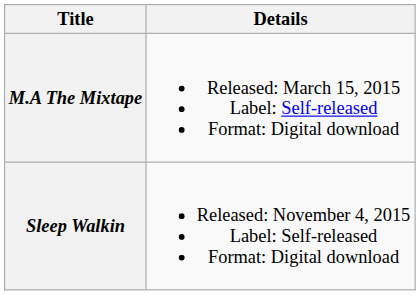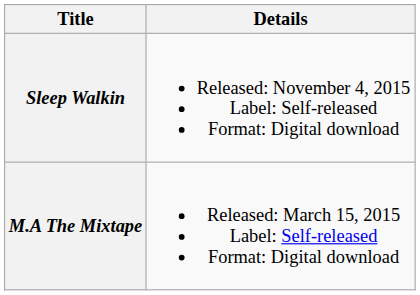rows swapped: (76, 97) <-> (76, 225)
